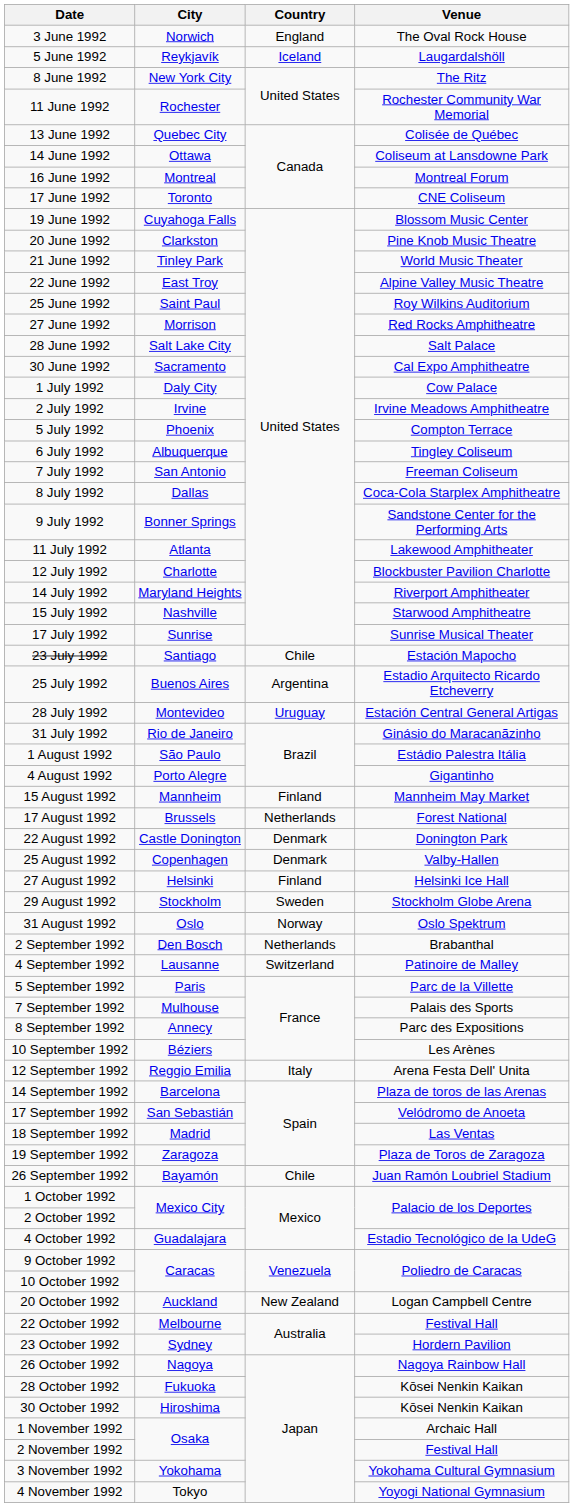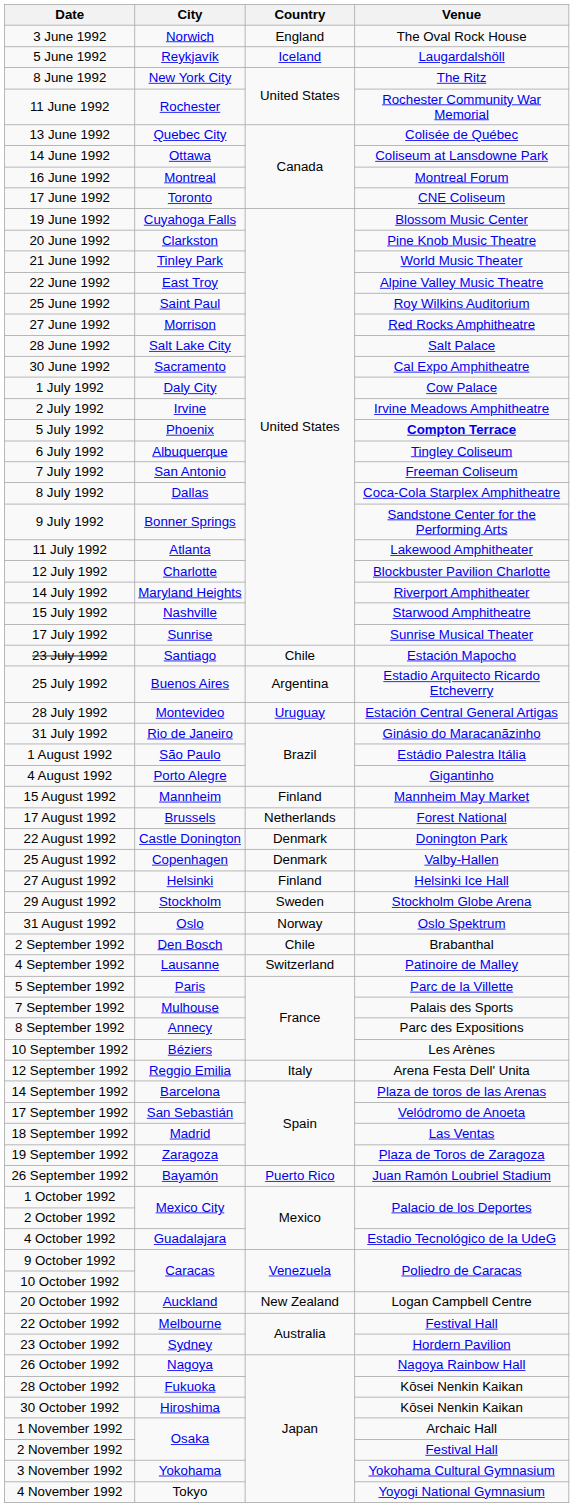(462, 430) normal -> (462, 430) bold
(300, 944) Netherlands -> (300, 944) Chile
(300, 1176) Chile -> (300, 1176) Puerto Rico
